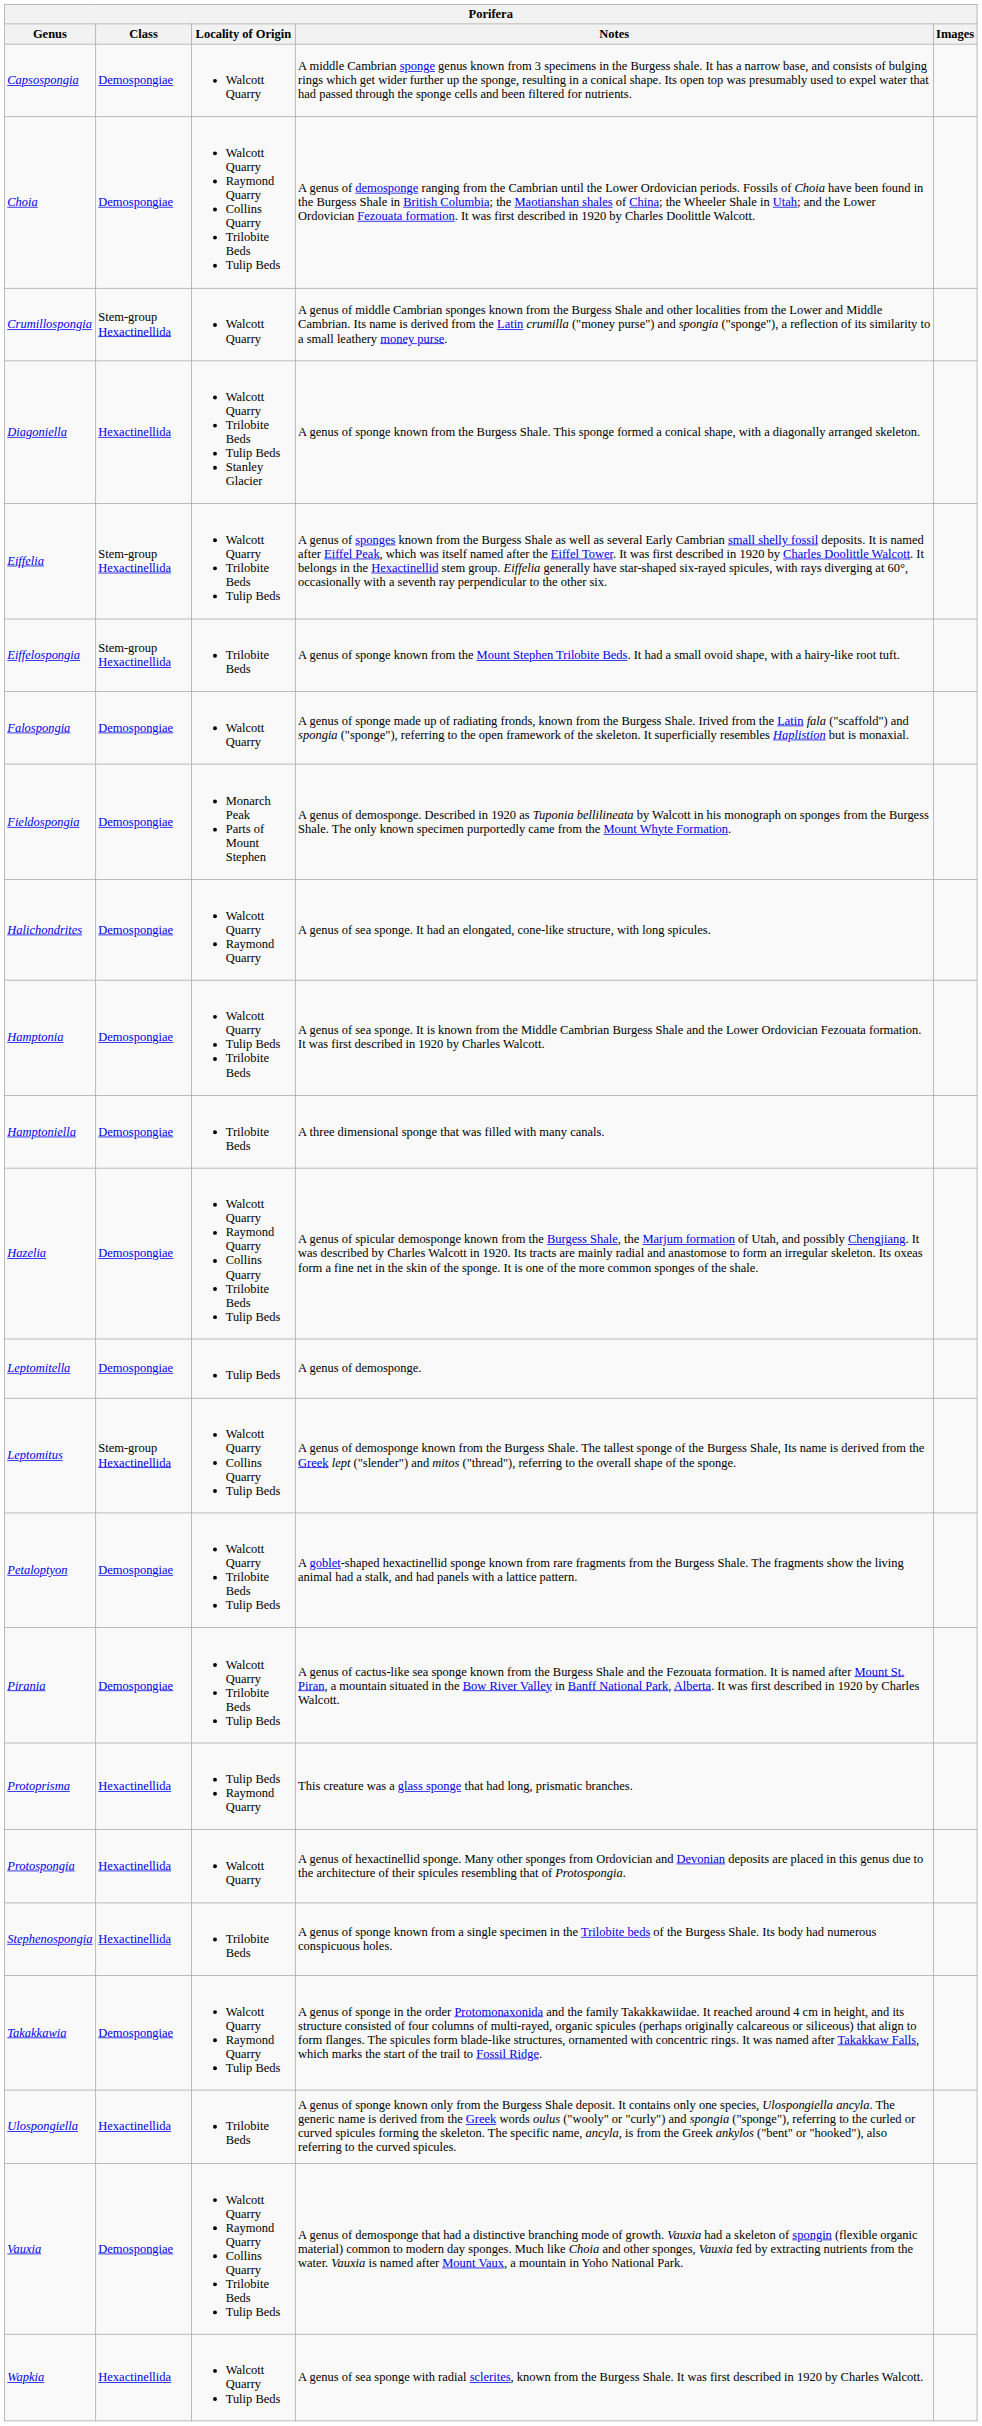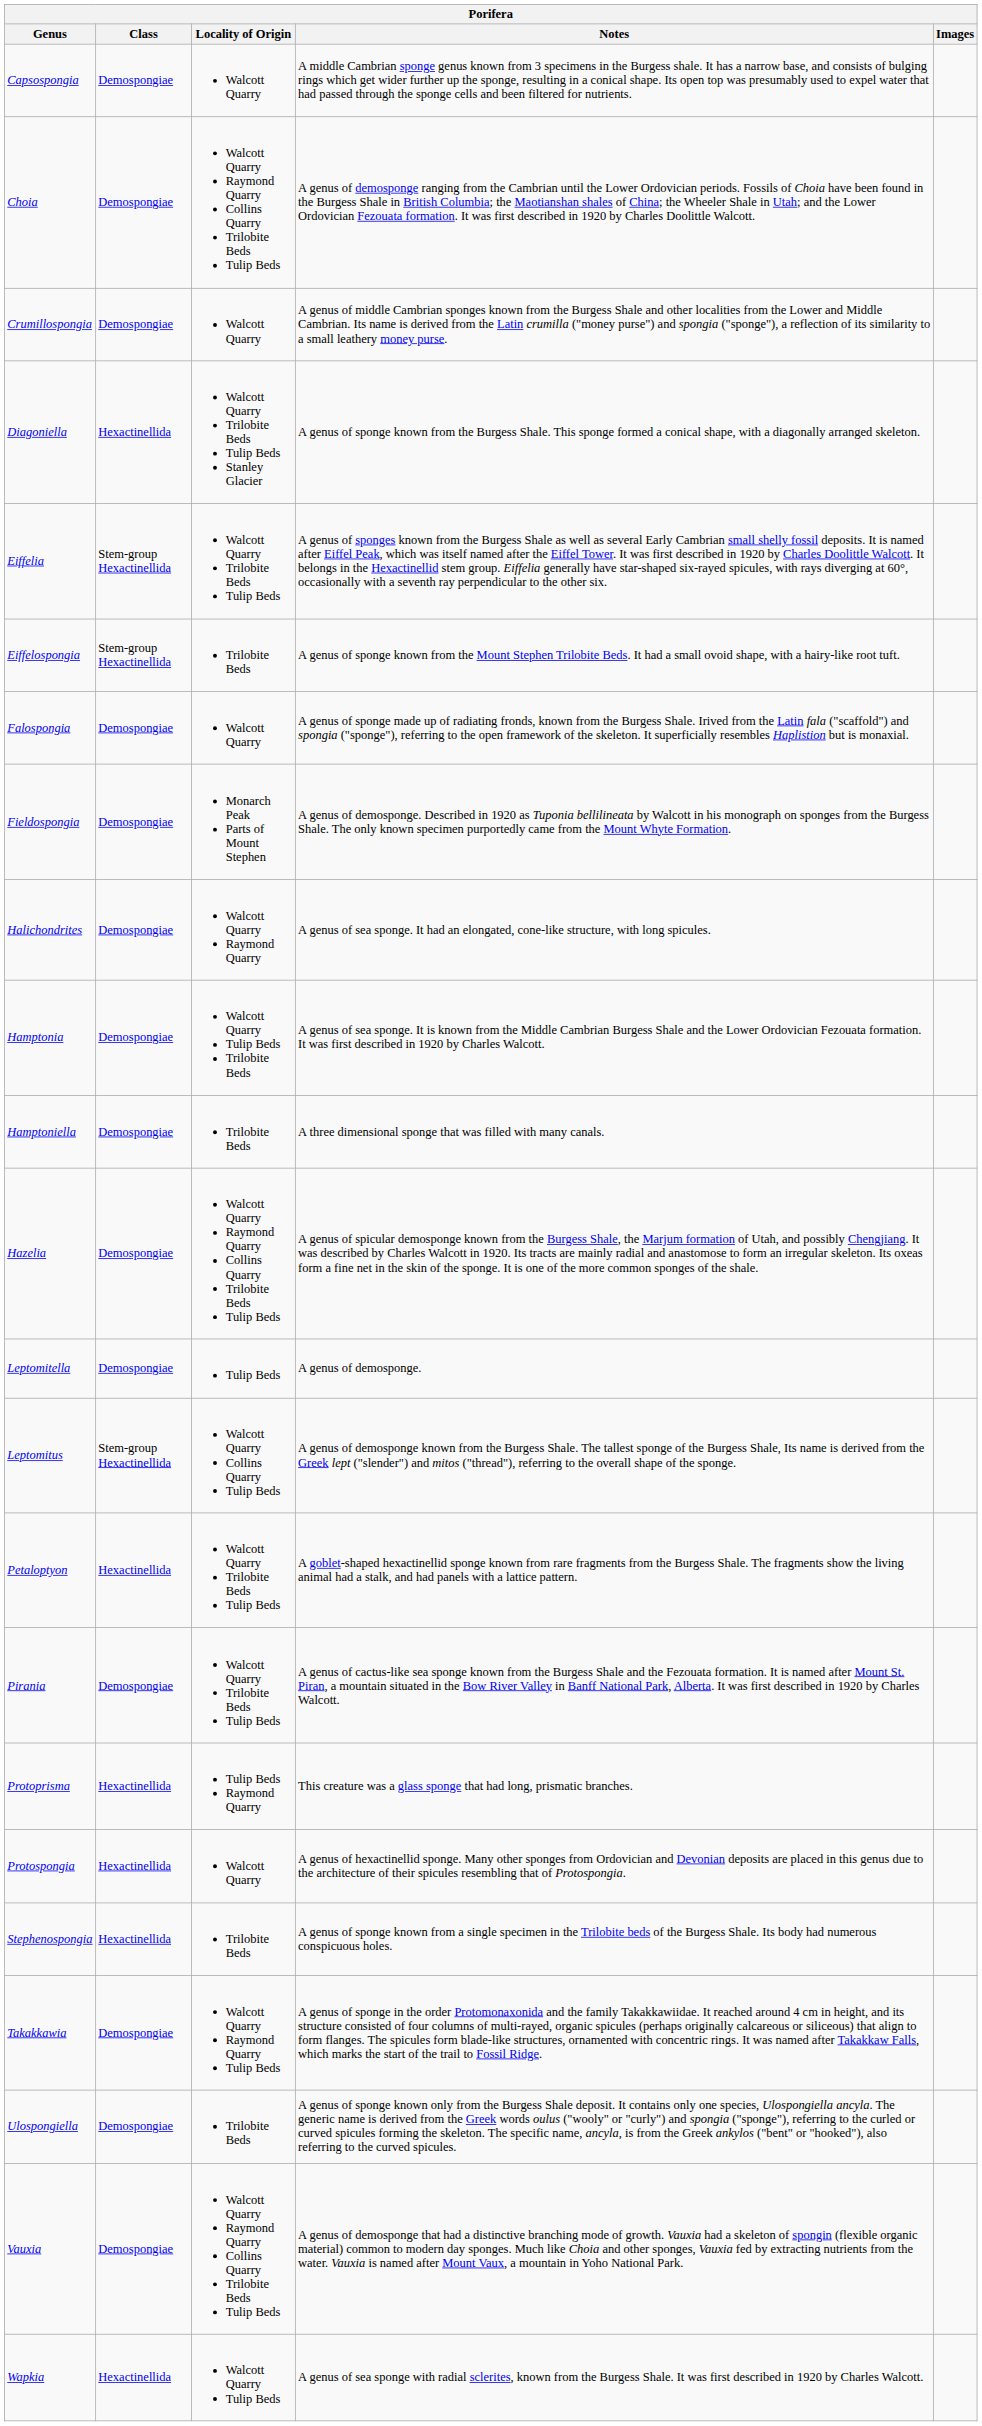(135, 324) Stem-group Hexactinellida -> (136, 324) Demospongiae
(136, 1570) Demospongiae -> (135, 1570) Hexactinellida
(135, 2126) Hexactinellida -> (136, 2126) Demospongiae
